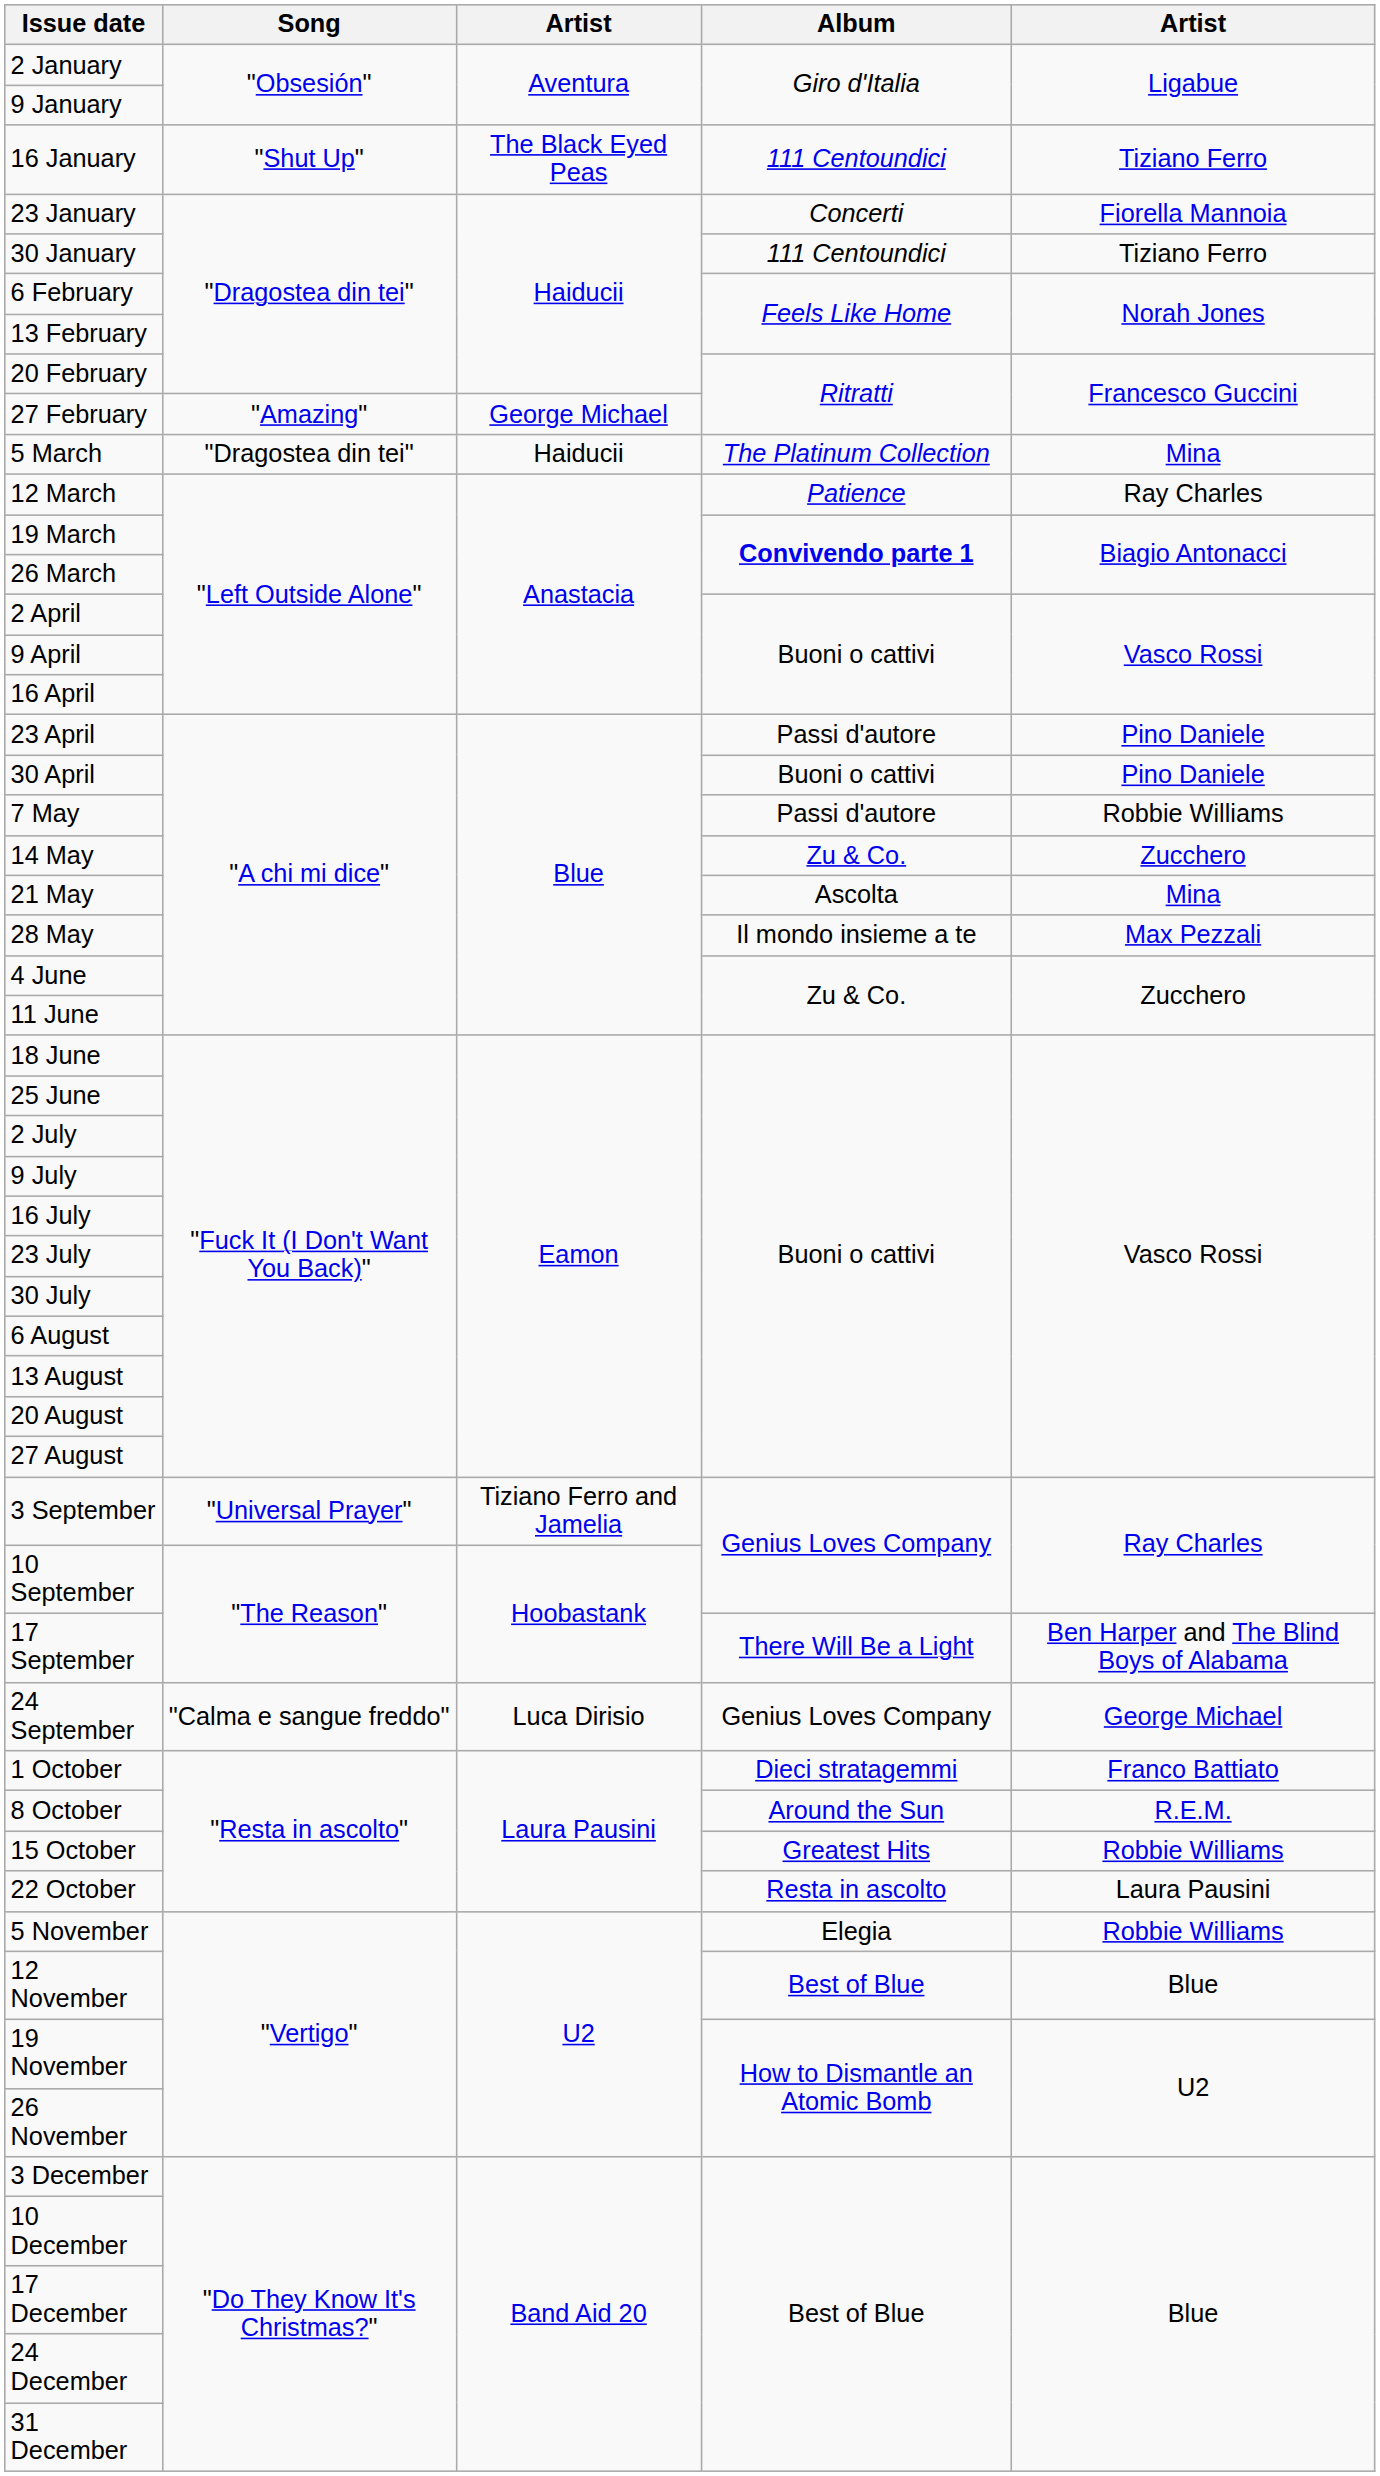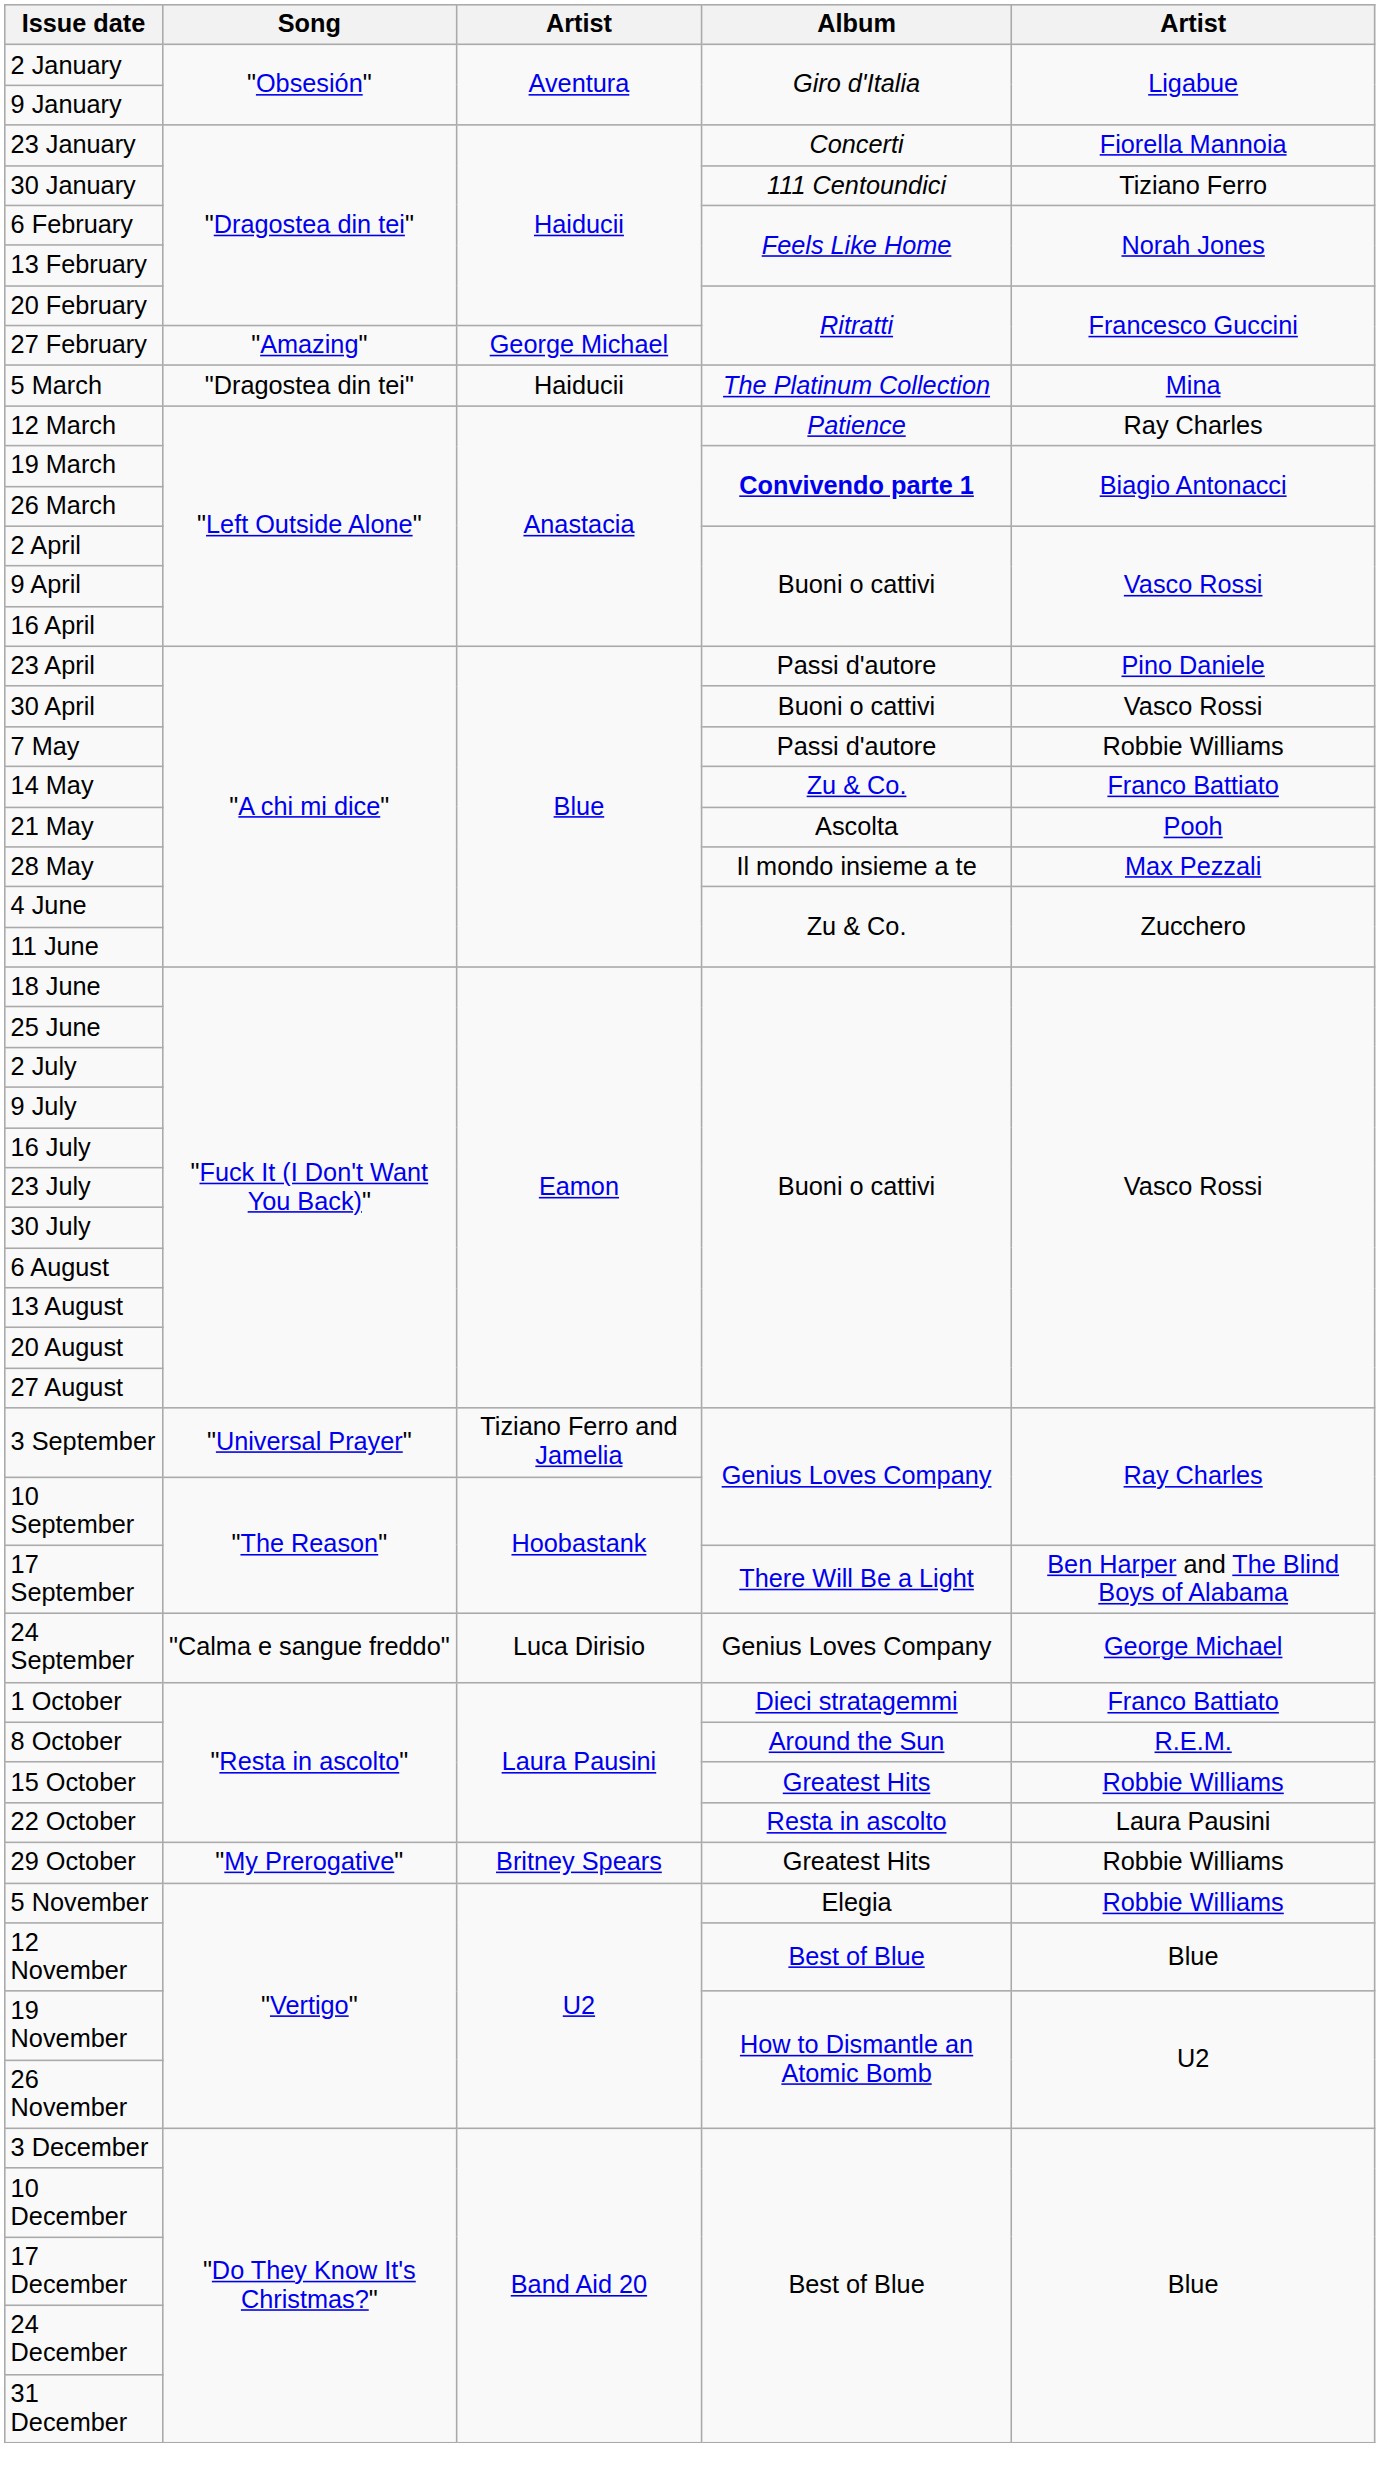- row: (73, 159)
(1193, 774) Pino Daniele -> (1193, 706) Vasco Rossi
(1193, 854) Zucchero -> (1193, 786) Franco Battiato
(1193, 894) Mina -> (1193, 826) Pooh
+ row: (73, 1862)
